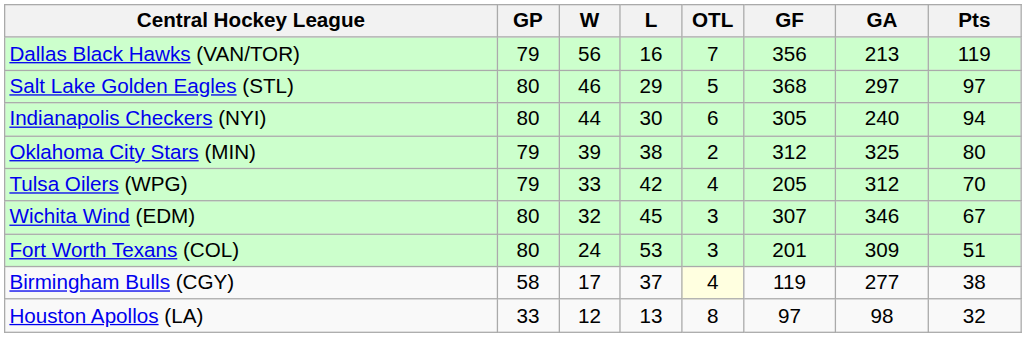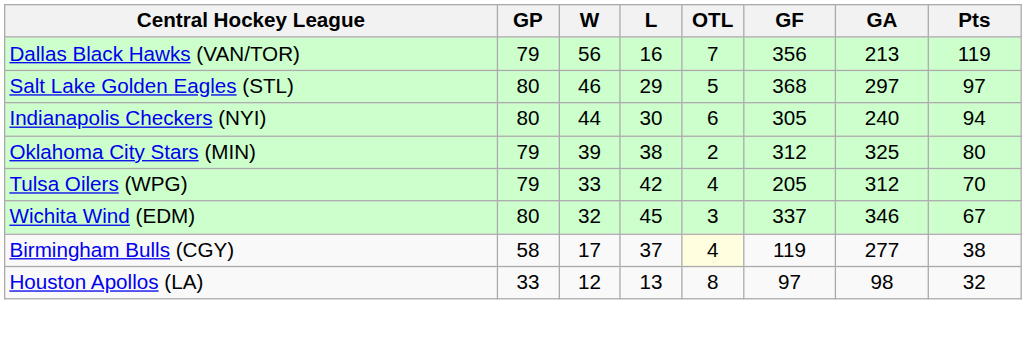(790, 217) 307 -> (790, 217) 337
- row: (124, 250)
